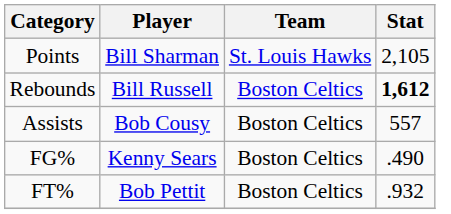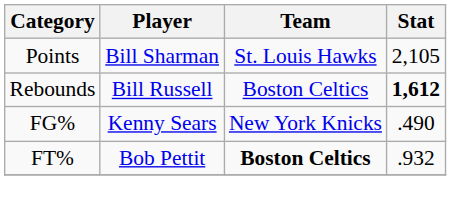- row: (52, 123)
(300, 157) Boston Celtics -> (305, 123) New York Knicks
(300, 191) normal -> (305, 157) bold
